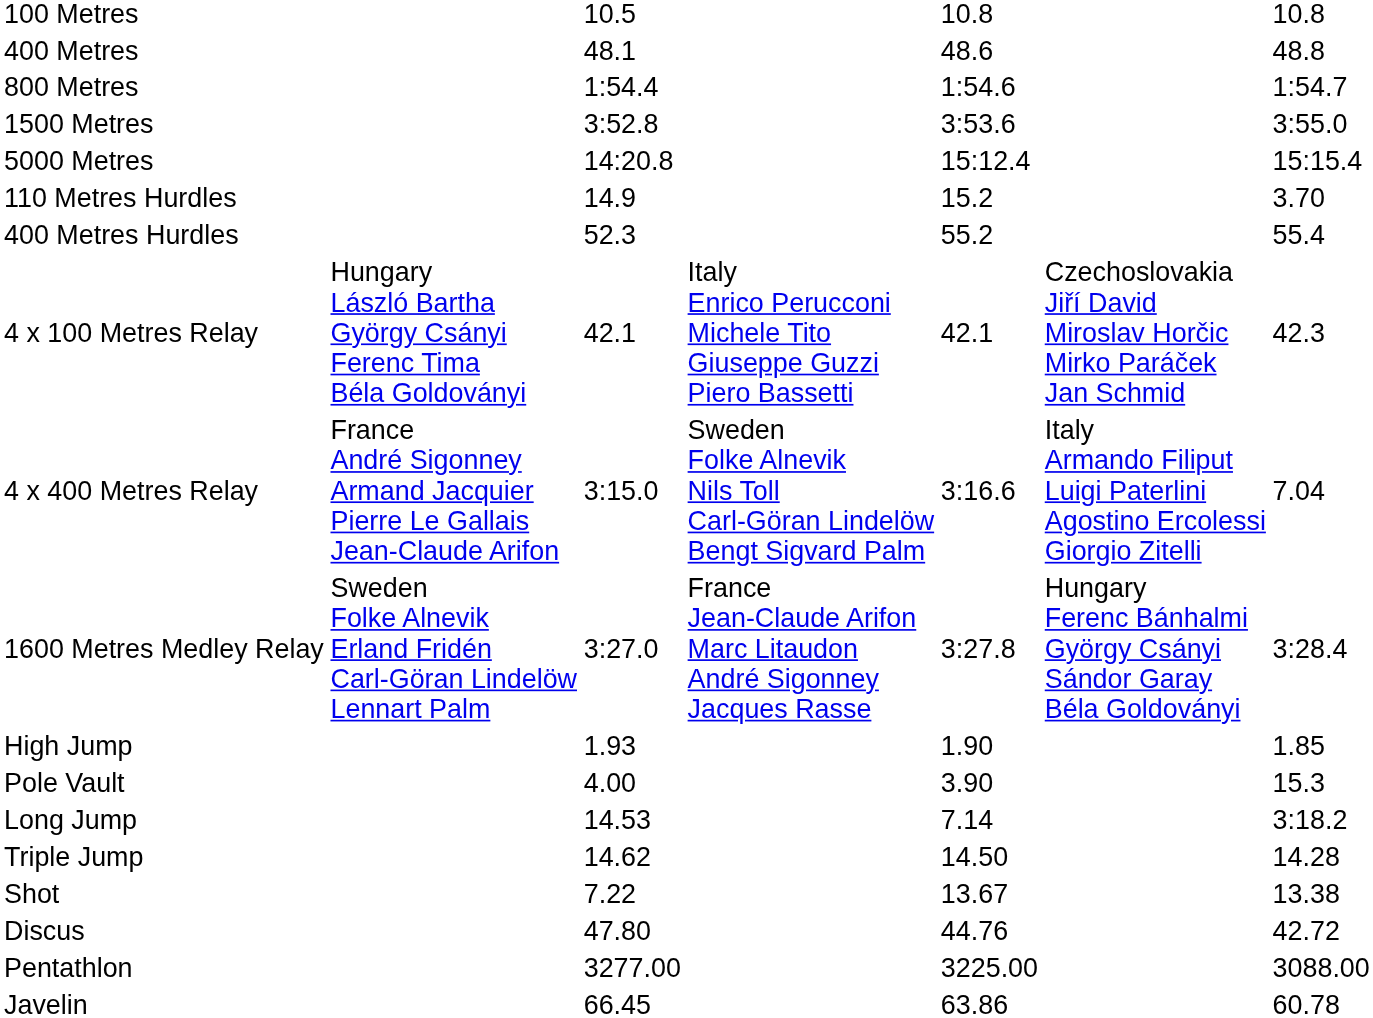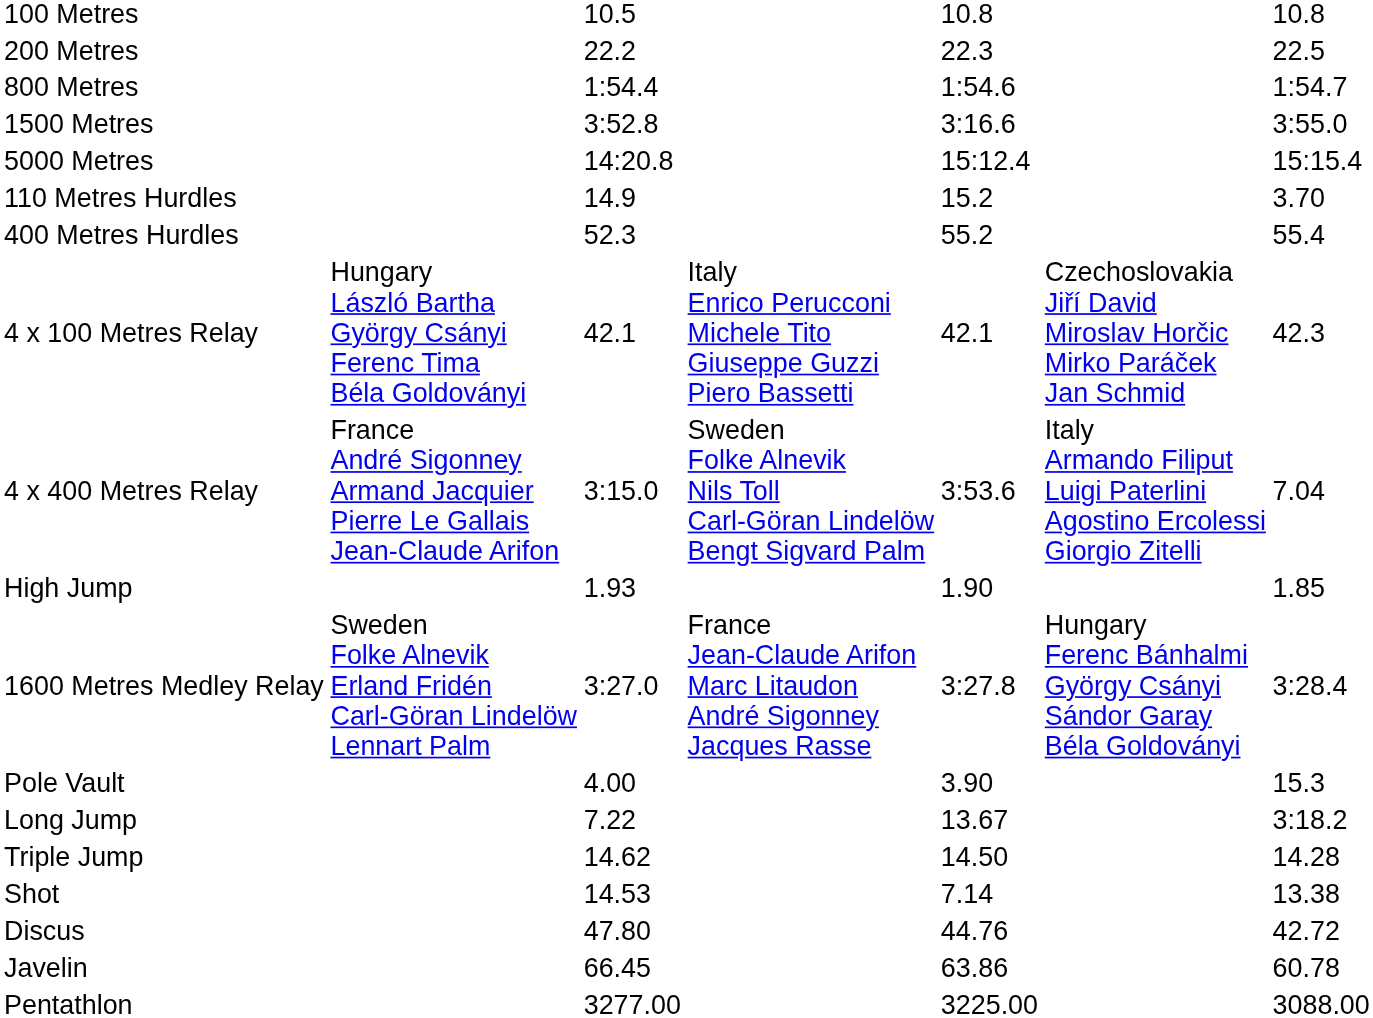+ row: (71, 50)
- row: (71, 50)
(978, 124) 3:53.6 -> (978, 124) 3:16.6
(978, 490) 3:16.6 -> (978, 490) 3:53.6
rows swapped: (164, 648) <-> (68, 746)
(617, 820) 14.53 -> (610, 820) 7.22
(967, 820) 7.14 -> (974, 820) 13.67
(610, 894) 7.22 -> (617, 894) 14.53
(974, 894) 13.67 -> (967, 894) 7.14
rows swapped: (46, 1005) <-> (68, 968)
